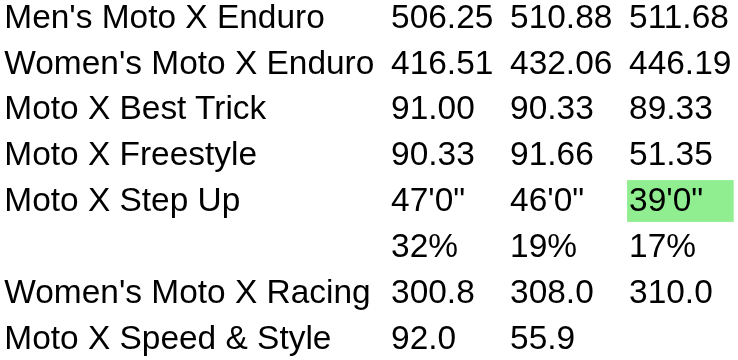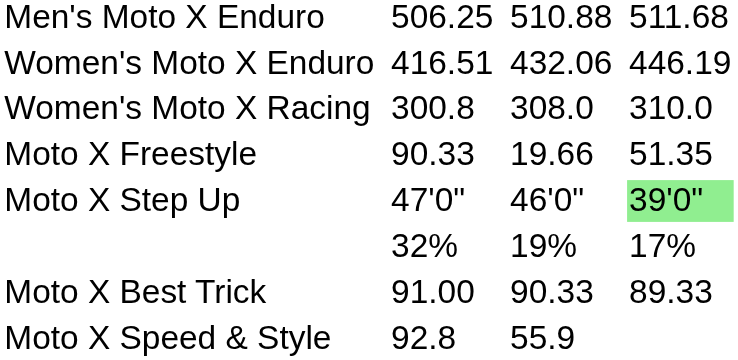rows swapped: (187, 292) <-> (135, 108)
(552, 154) 91.66 -> (552, 154) 19.66
(424, 338) 92.0 -> (424, 338) 92.8
